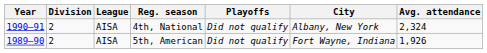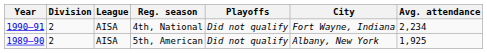(336, 26) Albany, New York -> (344, 26) Fort Wayne, Indiana
(413, 26) 2,324 -> (413, 26) 2,234
(344, 41) Fort Wayne, Indiana -> (336, 41) Albany, New York
(413, 41) 1,926 -> (413, 41) 1,925
